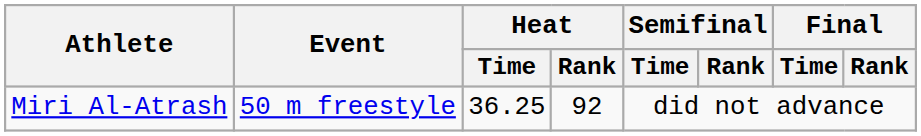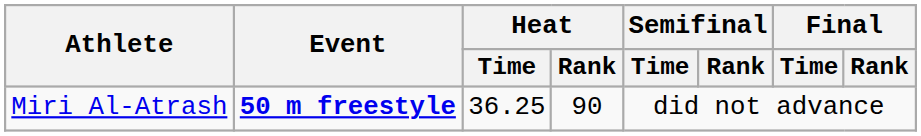(348, 108) normal -> (348, 108) bold
(587, 108) 92 -> (587, 108) 90
